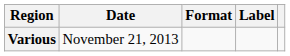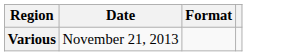- column: (257, 16)
